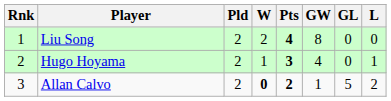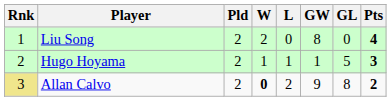columns swapped: (374, 15) <-> (289, 15)
(318, 61) 4 -> (317, 61) 1
(348, 61) 0 -> (347, 61) 5
(21, 84) no background -> (21, 84) khaki background
(318, 84) 1 -> (317, 84) 9
(348, 84) 5 -> (347, 84) 8
